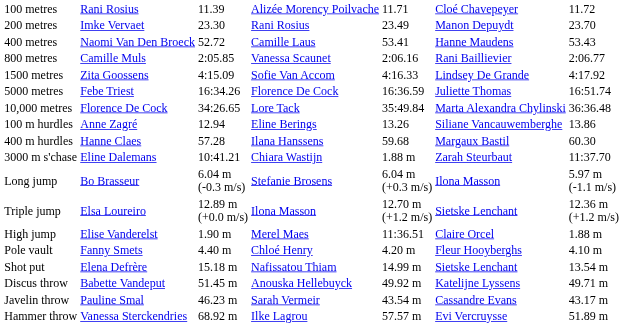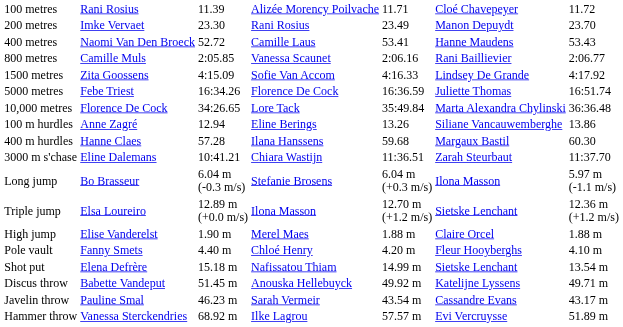(399, 157) 1.88 m -> (403, 157) 11:36.51
(403, 234) 11:36.51 -> (399, 234) 1.88 m
